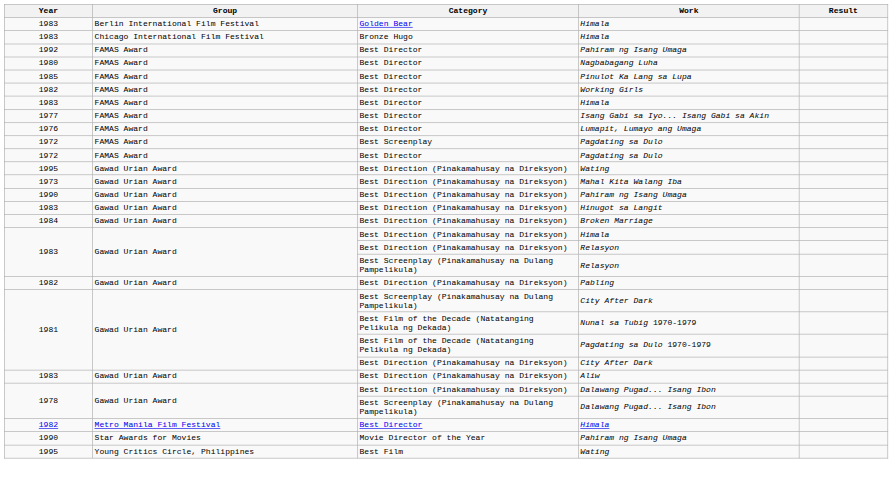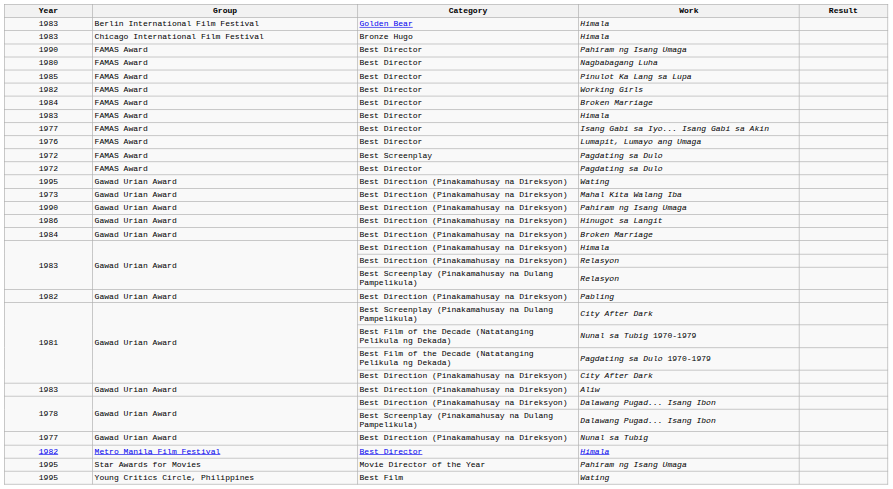(48, 50) 1992 -> (48, 50) 1990
+ row: (391, 103)
(48, 208) 1983 -> (48, 221) 1986
+ row: (464, 438)
(48, 438) 1990 -> (48, 465) 1995
